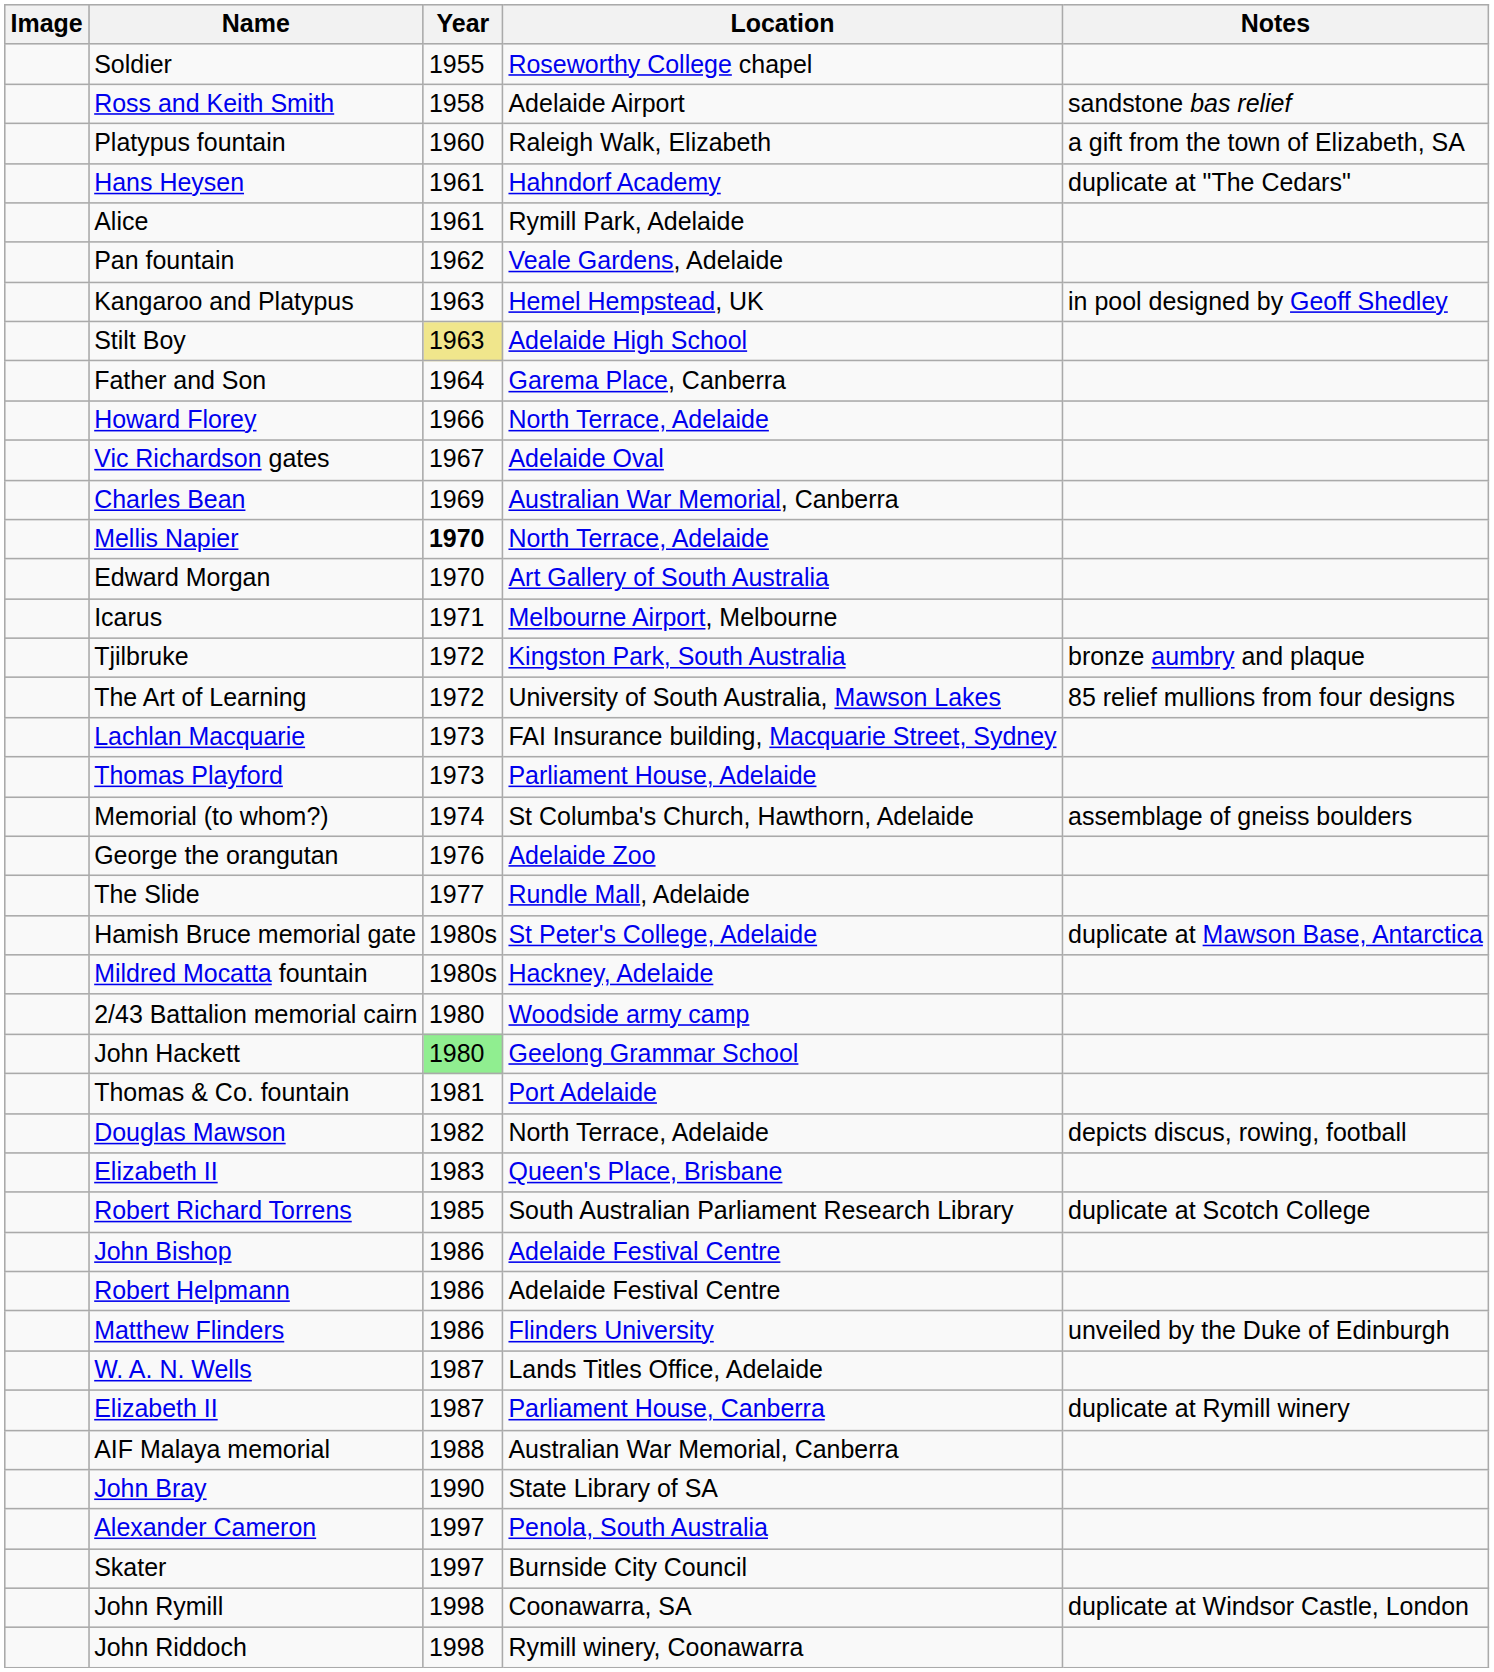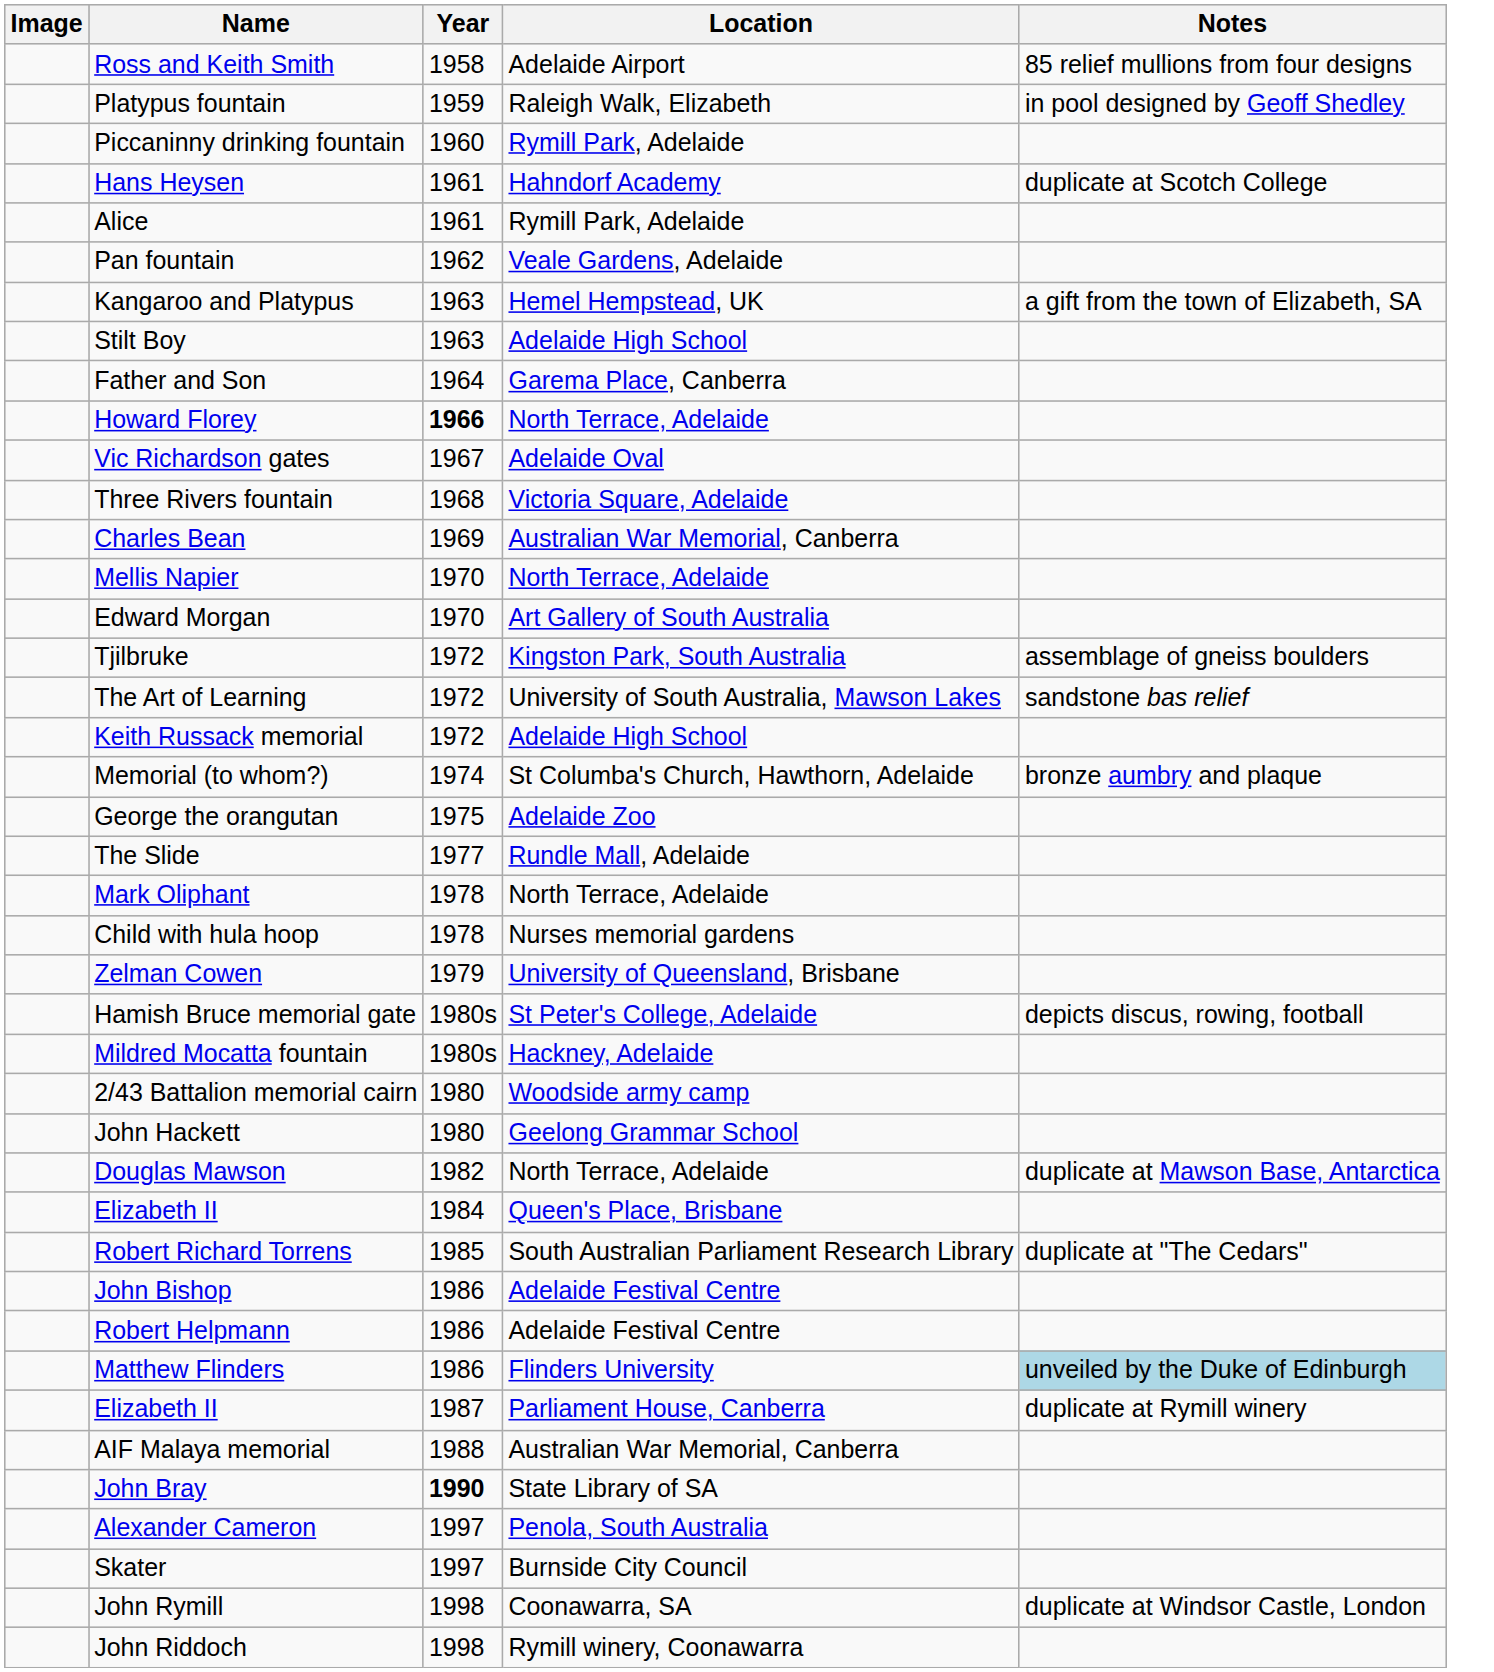- row: (133, 63)
(1180, 103) sandstone bas relief -> (1218, 63) 85 relief mullions from four designs
(457, 143) 1960 -> (457, 103) 1959
(1266, 143) a gift from the town of Elizabeth, SA -> (1215, 103) in pool designed by Geoff Shedley
+ row: (250, 143)
(1209, 182) duplicate at "The Cedars" -> (1176, 182) duplicate at Scotch College
(1258, 301) in pool designed by Geoff Shedley -> (1223, 301) a gift from the town of Elizabeth, SA
(457, 340) khaki background -> (457, 340) no background
(457, 420) normal -> (457, 420) bold
+ row: (214, 499)
(457, 538) bold -> (457, 578) normal
- row: (128, 618)
(1217, 657) bronze aumbry and plaque -> (1197, 657) assemblage of gneiss boulders
(1262, 697) 85 relief mullions from four designs -> (1137, 697) sandstone bas relief
+ row: (229, 736)
- row: (200, 736)
- row: (189, 776)
(1240, 815) assemblage of gneiss boulders -> (1173, 776) bronze aumbry and plaque
(457, 855) 1976 -> (457, 815) 1975
+ row: (172, 895)
+ row: (207, 934)
+ row: (178, 974)
(1275, 934) duplicate at Mawson Base, Antarctica -> (1194, 1013) depicts discus, rowing, football
(457, 1053) lightgreen background -> (457, 1132) no background
- row: (222, 1093)
(1237, 1132) depicts discus, rowing, football -> (1232, 1172) duplicate at Mawson Base, Antarctica
(457, 1172) 1983 -> (457, 1211) 1984
(1219, 1211) duplicate at Scotch College -> (1166, 1251) duplicate at "The Cedars"
(1259, 1330) no background -> (1216, 1370) lightblue background
- row: (173, 1370)
(457, 1488) normal -> (457, 1488) bold
